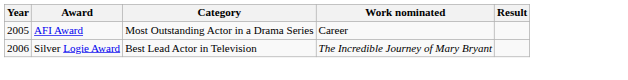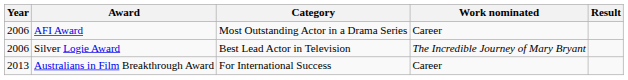(18, 30) 2005 -> (18, 30) 2006
+ row: (124, 65)
